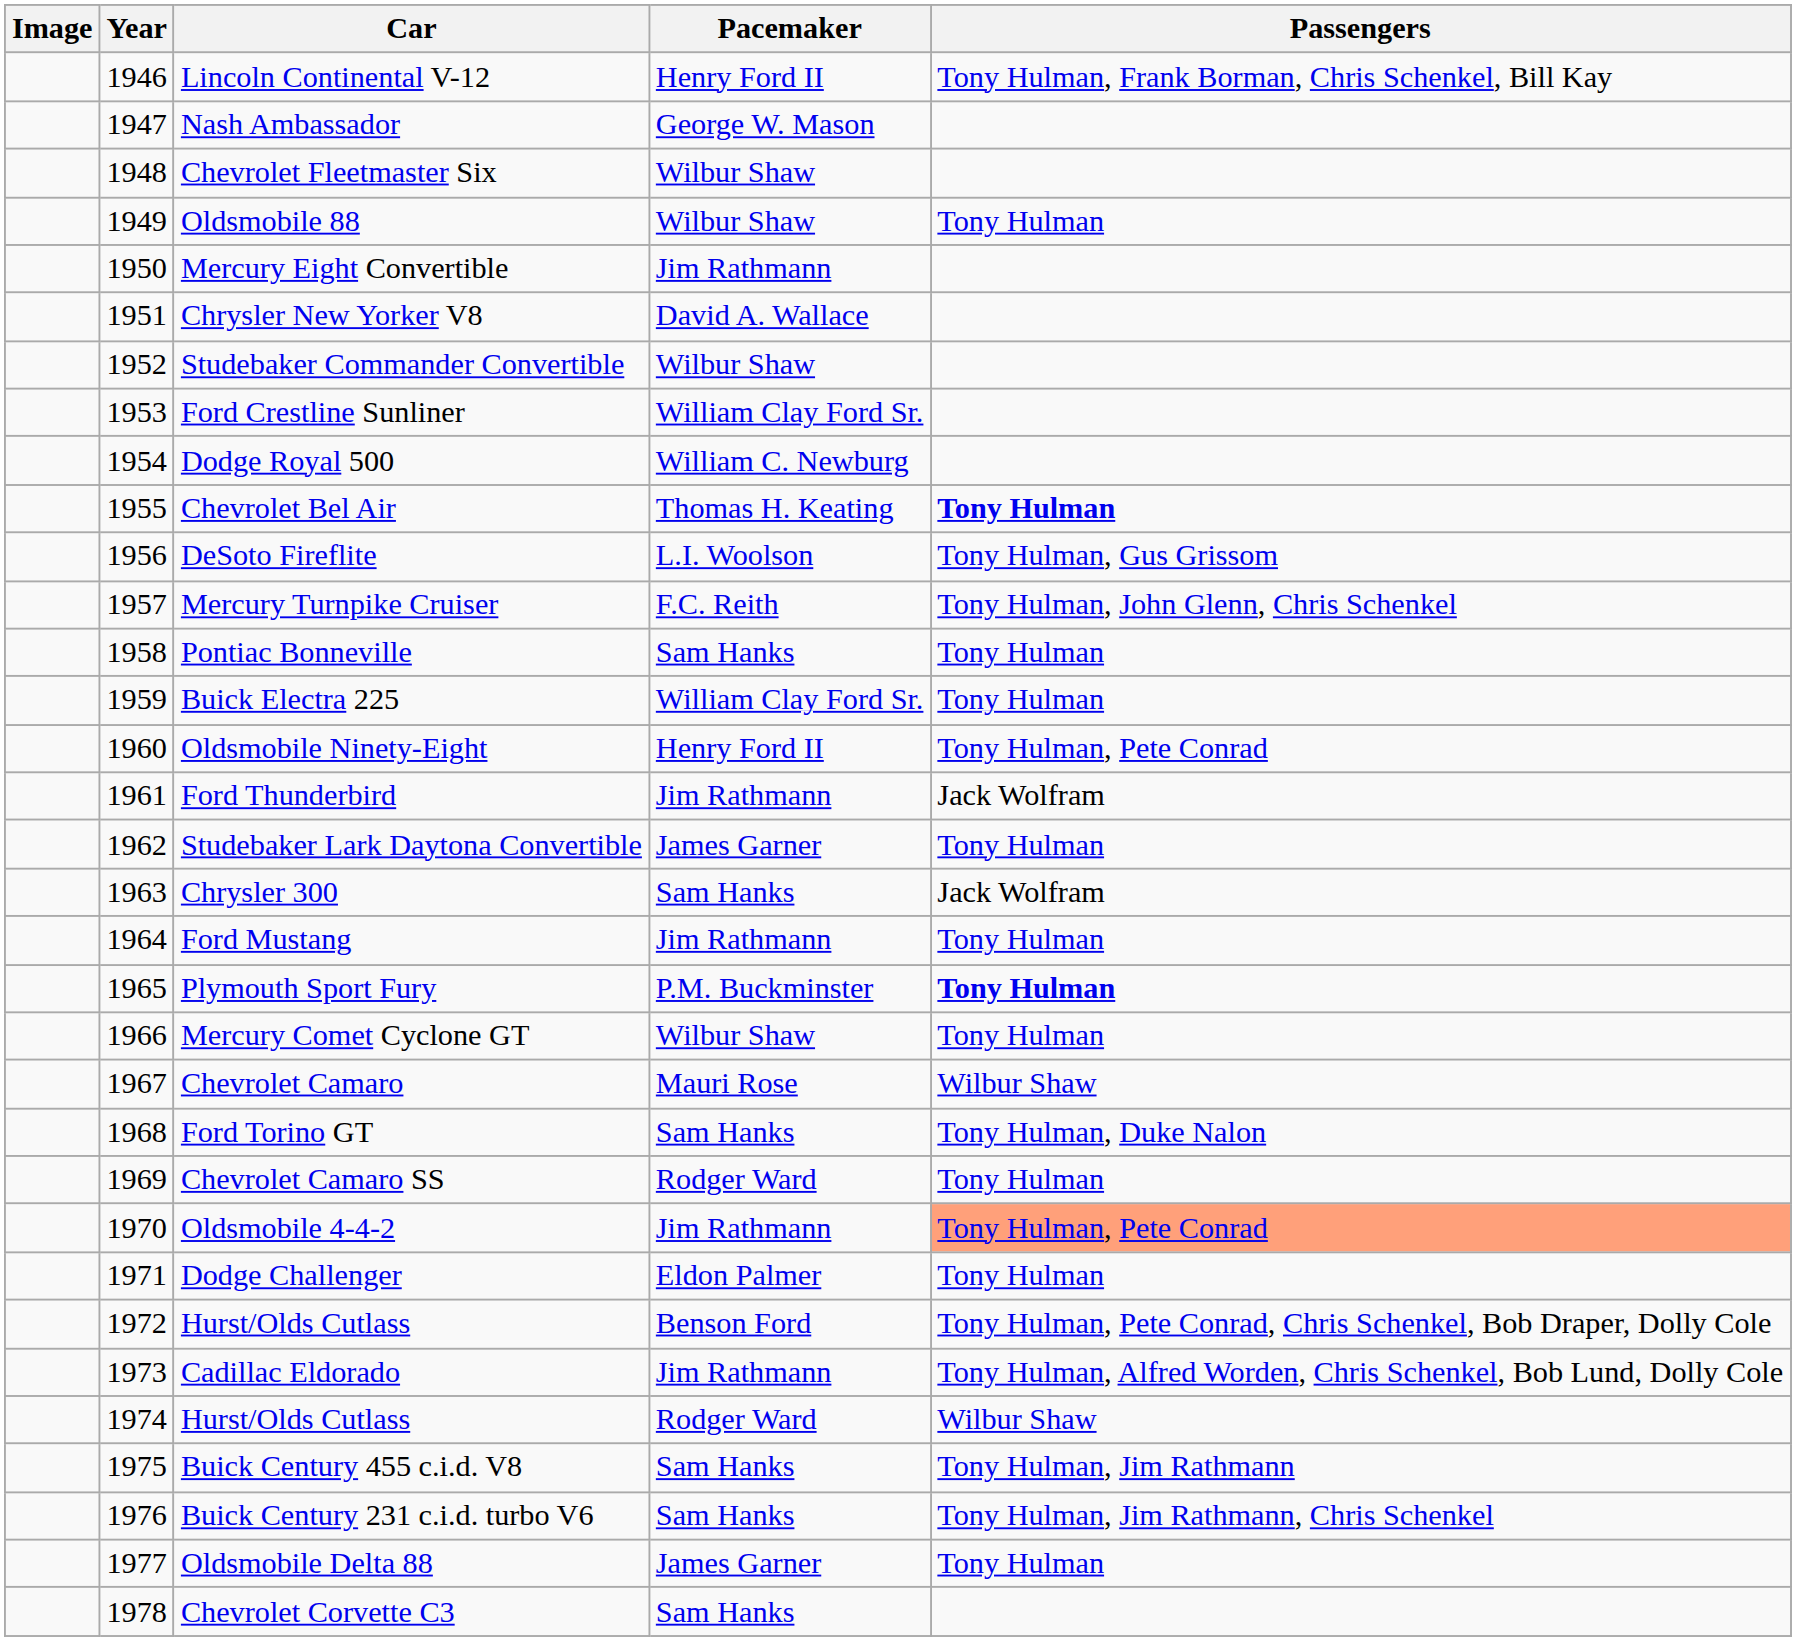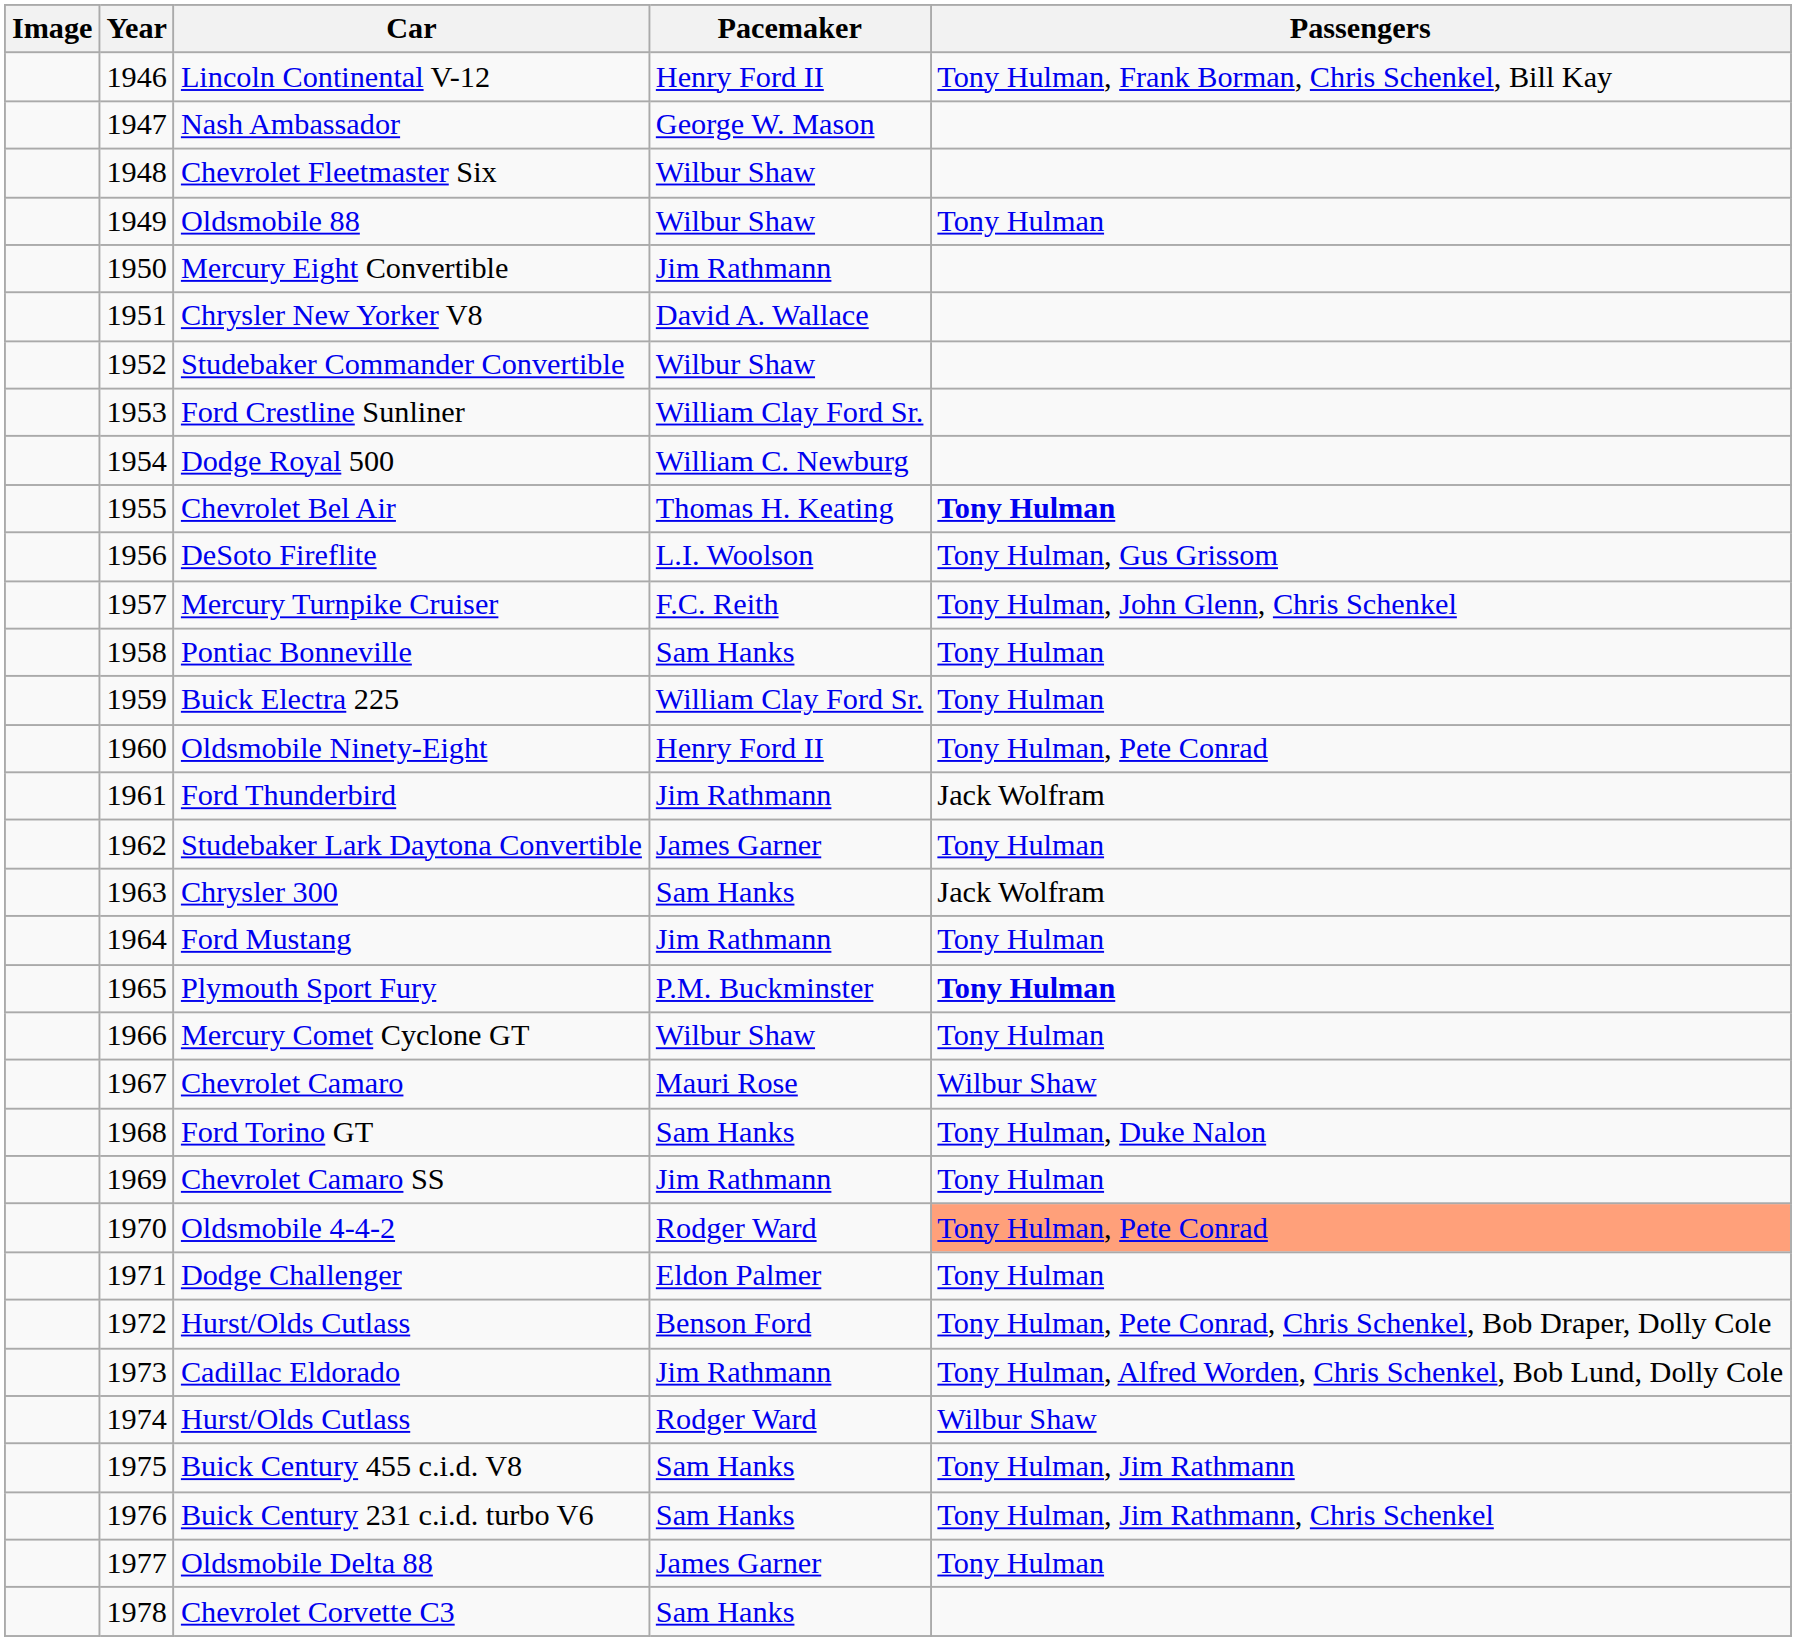(736, 1179) Rodger Ward -> (744, 1179) Jim Rathmann
(744, 1227) Jim Rathmann -> (736, 1227) Rodger Ward
